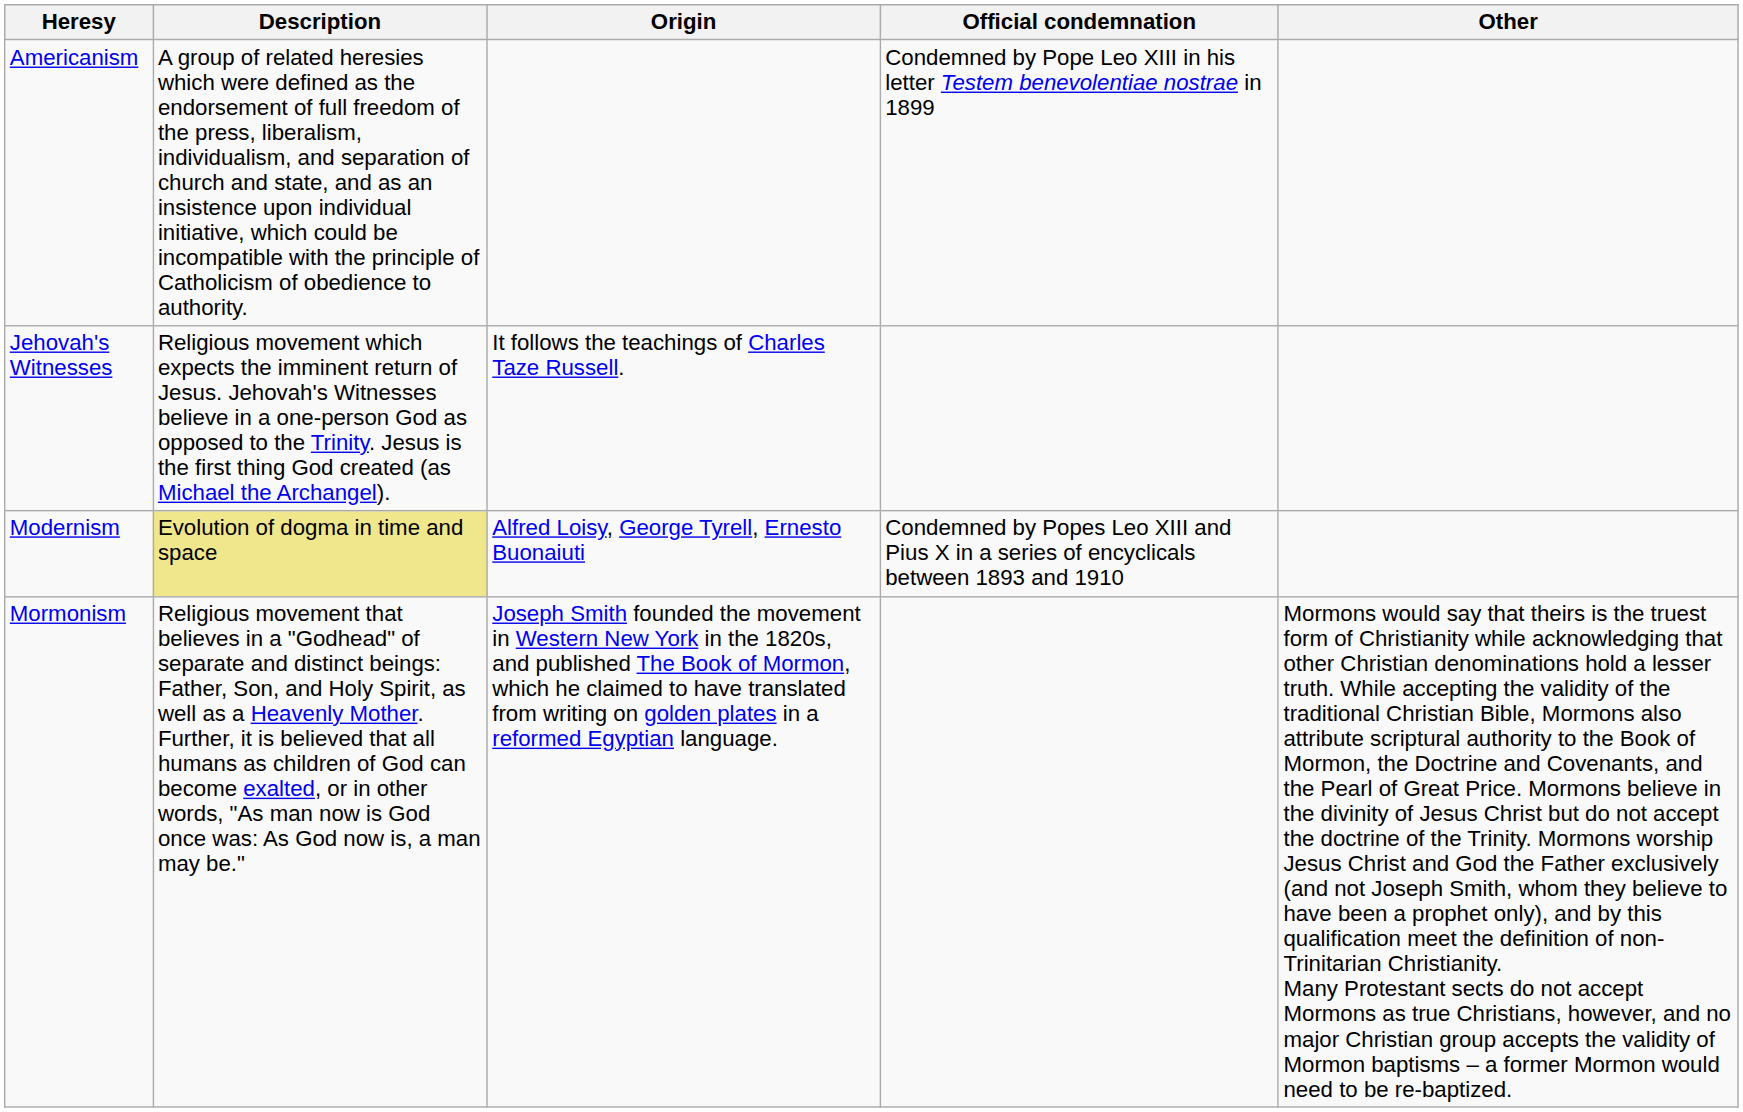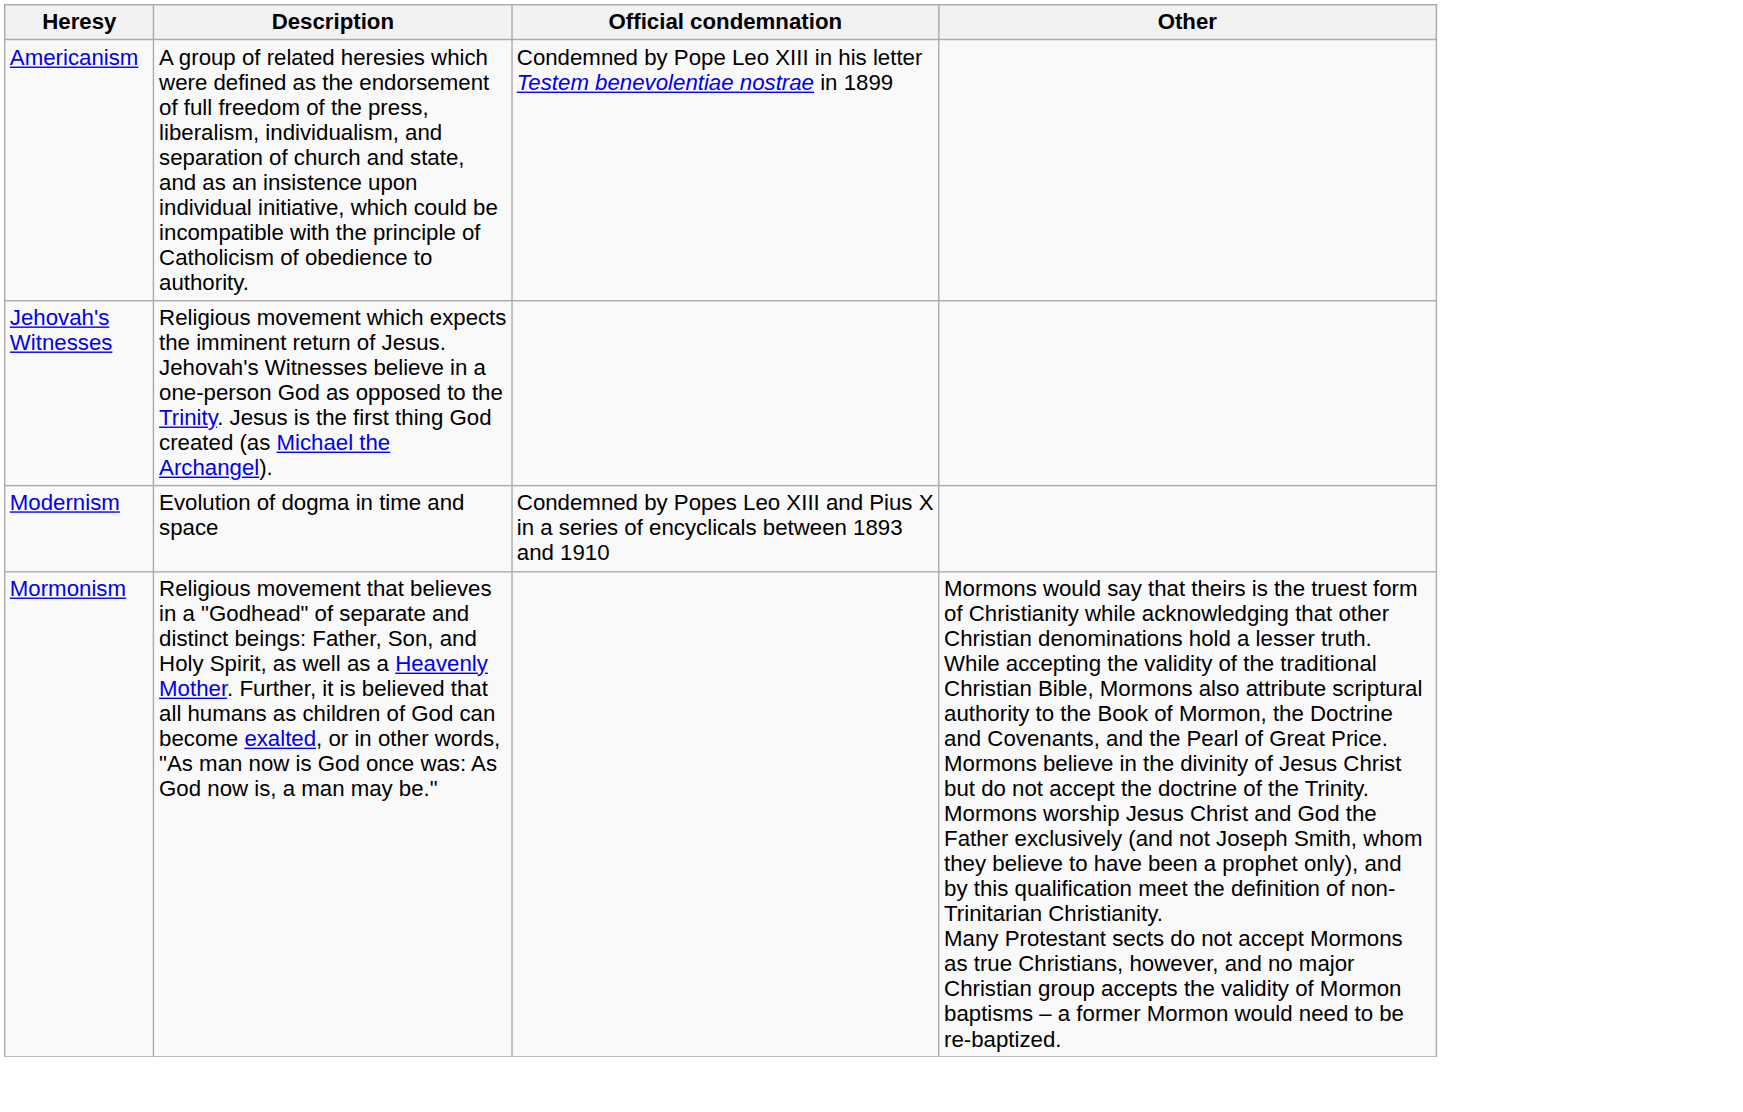- column: (684, 22)
(311, 540) khaki background -> (312, 515) no background
